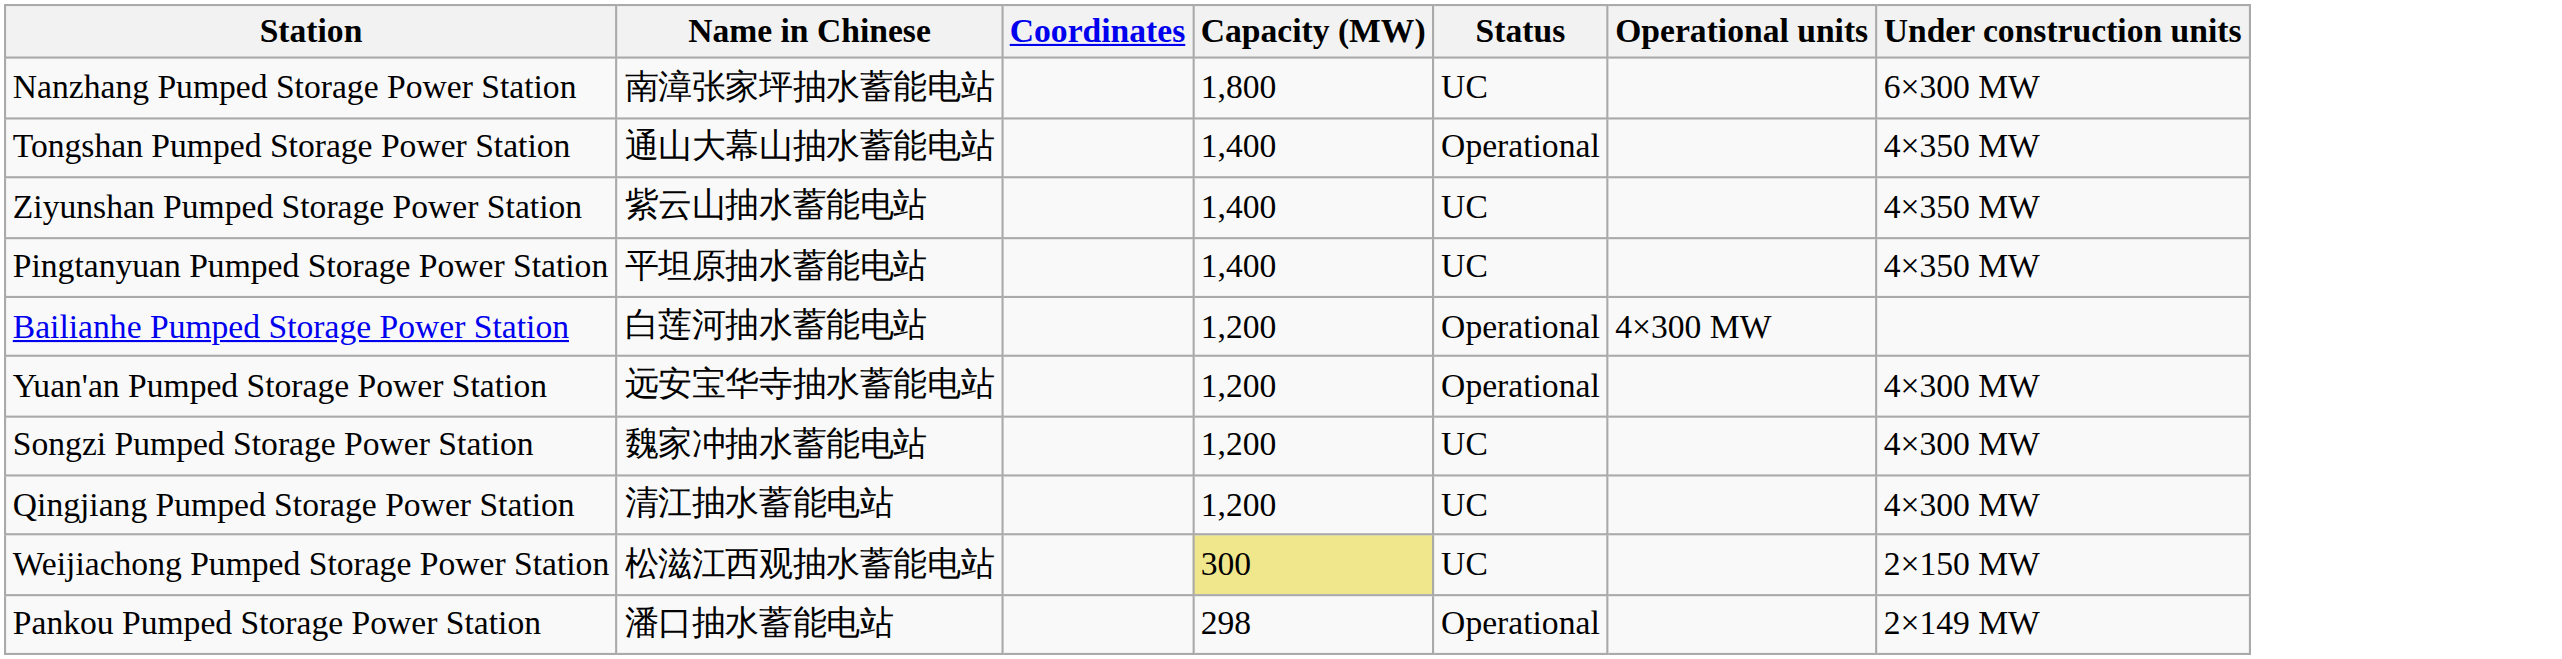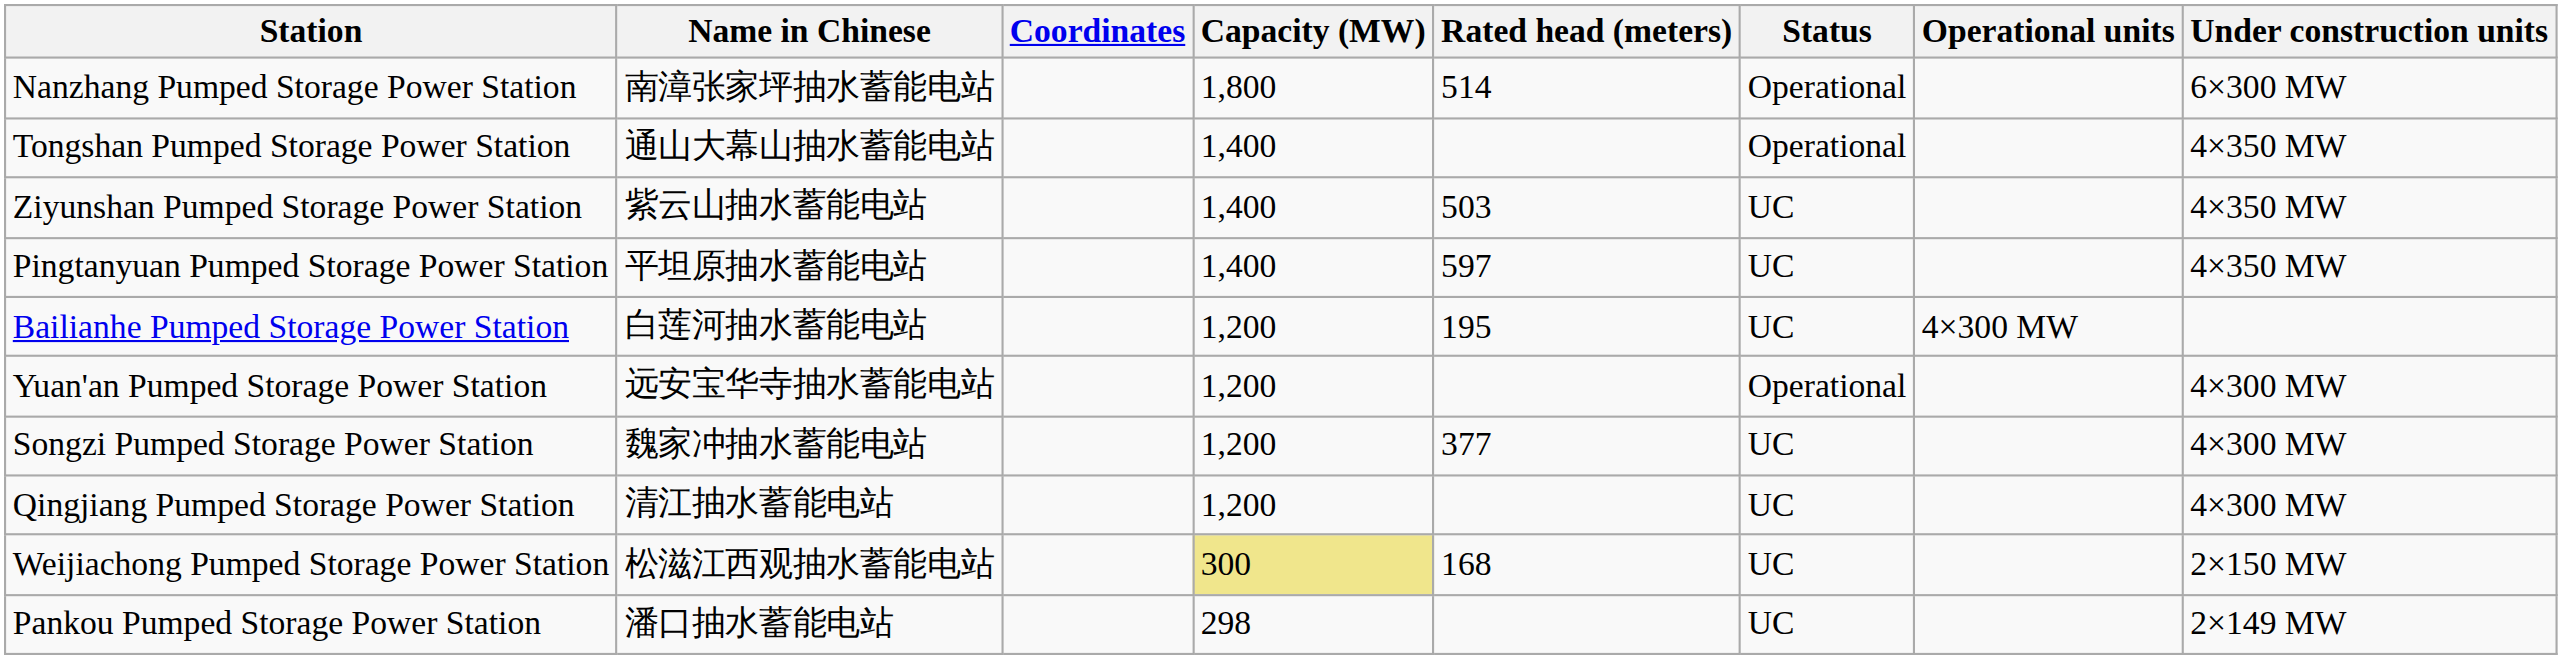+ column: (1587, 31)
(1464, 87) UC -> (1827, 87) Operational
(1520, 325) Operational -> (1771, 325) UC
(1520, 623) Operational -> (1771, 623) UC
